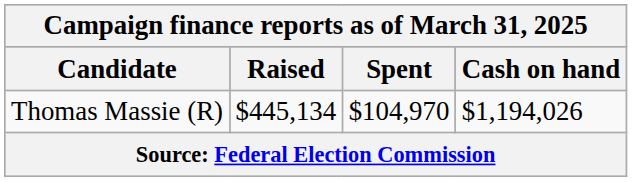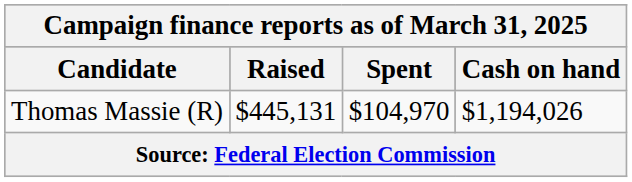(286, 111) $445,134 -> (286, 111) $445,131
